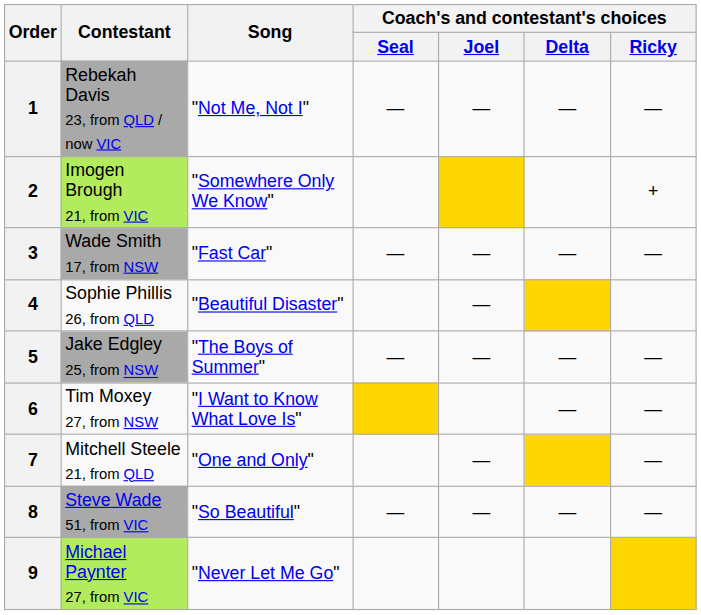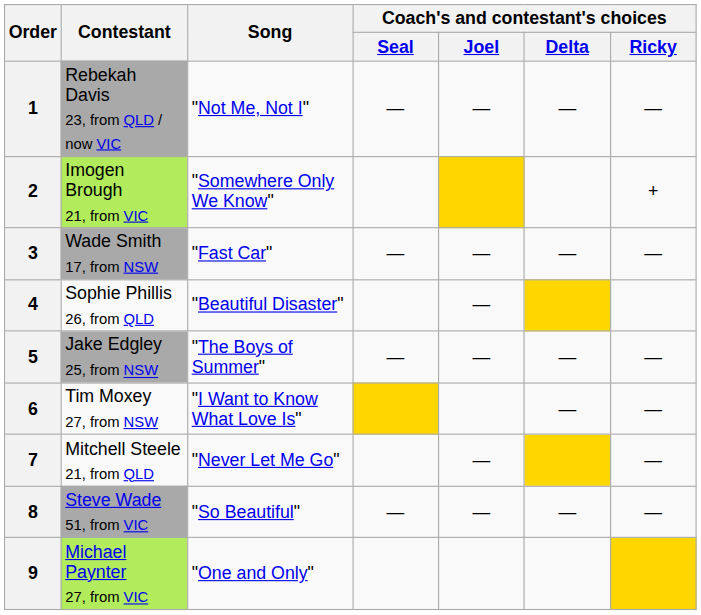(253, 460) "One and Only" -> (266, 460) "Never Let Me Go"
(266, 573) "Never Let Me Go" -> (253, 573) "One and Only"
